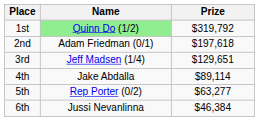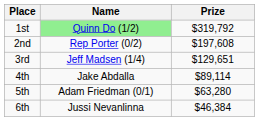(106, 44) Adam Friedman (0/1) -> (106, 44) Rep Porter (0/2)
(213, 44) $197,618 -> (213, 44) $197,608
(106, 92) Rep Porter (0/2) -> (106, 92) Adam Friedman (0/1)
(213, 92) $63,277 -> (213, 92) $63,280
